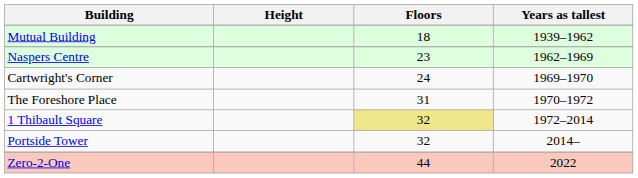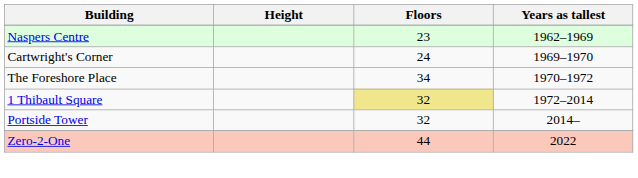- row: (52, 36)
(423, 99) 31 -> (423, 78) 34
